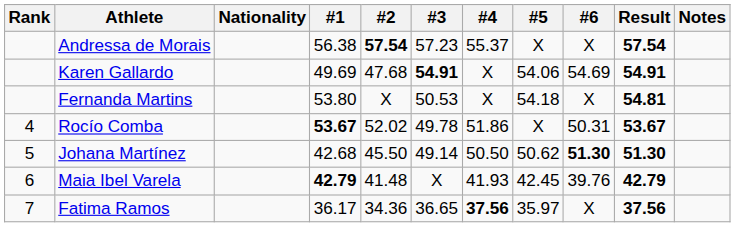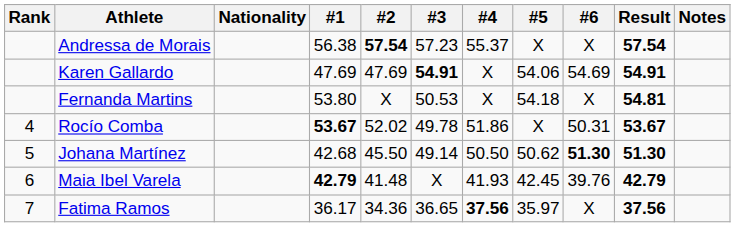(335, 72) 49.69 -> (335, 72) 47.69
(386, 72) 47.68 -> (386, 72) 47.69
